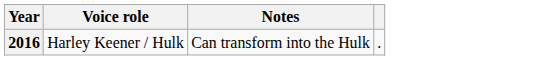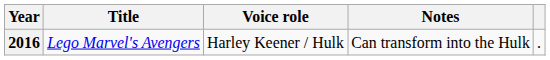+ column: (123, 17)
